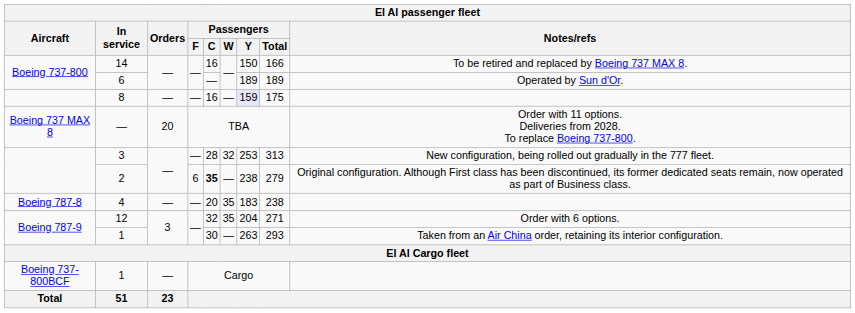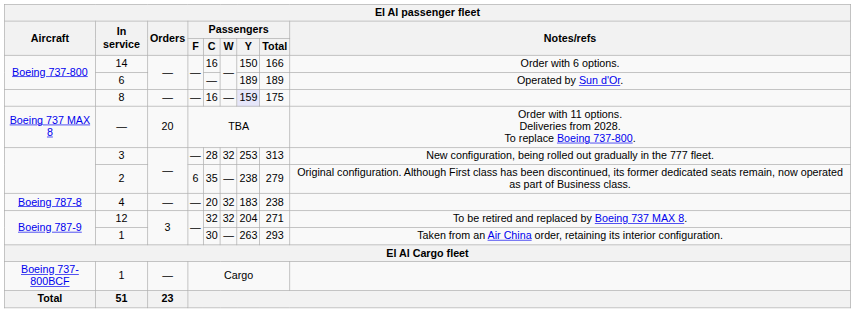(570, 64) To be retired and replaced by Boeing 737 MAX 8. -> (570, 64) Order with 6 options.
(212, 179) bold -> (212, 179) normal
(229, 202) 35 -> (229, 202) 32
(229, 219) 35 -> (229, 219) 32
(570, 219) Order with 6 options. -> (570, 219) To be retired and replaced by Boeing 737 MAX 8.
